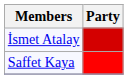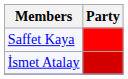rows swapped: (41, 63) <-> (44, 39)
